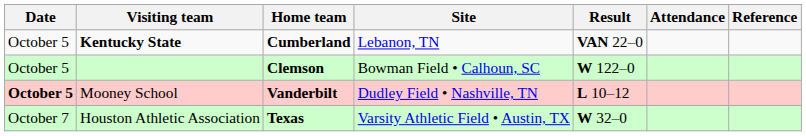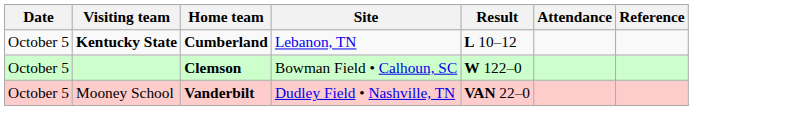(610, 42) VAN 22–0 -> (490, 42) L 10–12
(41, 93) bold -> (39, 93) normal
(603, 93) L 10–12 -> (497, 93) VAN 22–0
- row: (170, 118)
